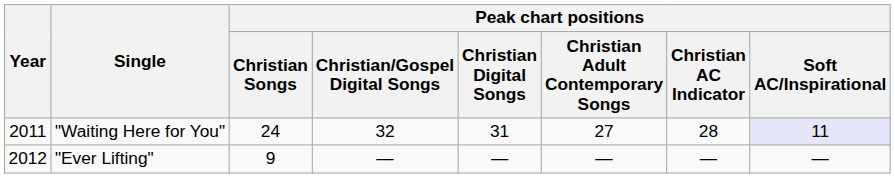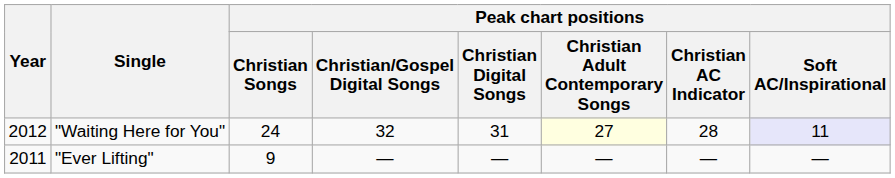(28, 131) 2011 -> (28, 131) 2012
(604, 131) no background -> (604, 131) lightyellow background
(28, 158) 2012 -> (28, 158) 2011
